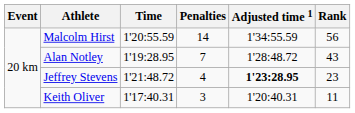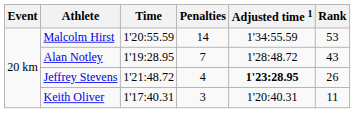(332, 38) 56 -> (332, 38) 53
(332, 77) 23 -> (332, 77) 26
